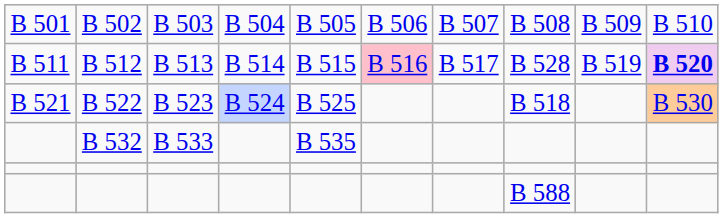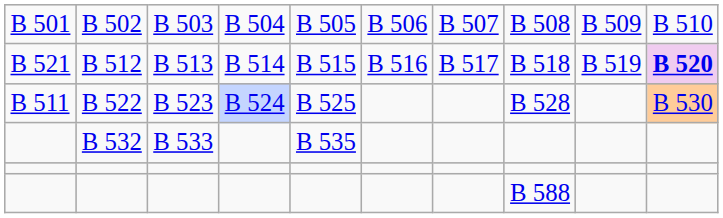(40, 63) B 511 -> (40, 63) B 521
(397, 63) pink background -> (397, 63) no background
(540, 63) B 528 -> (540, 63) B 518
(40, 102) B 521 -> (40, 102) B 511
(540, 102) B 518 -> (540, 102) B 528
